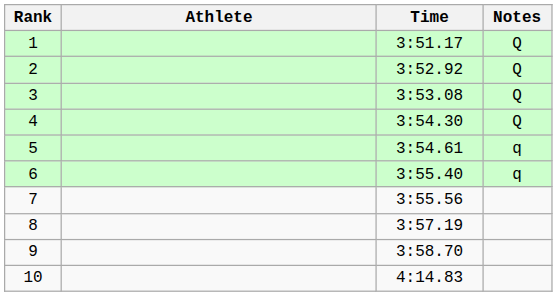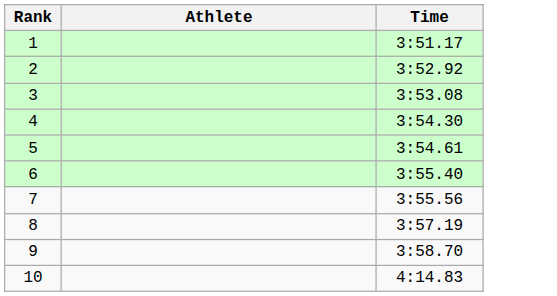- column: (517, 18)
